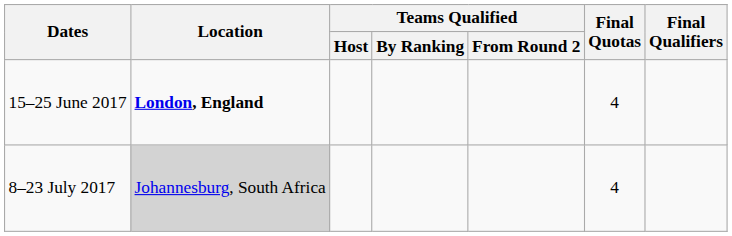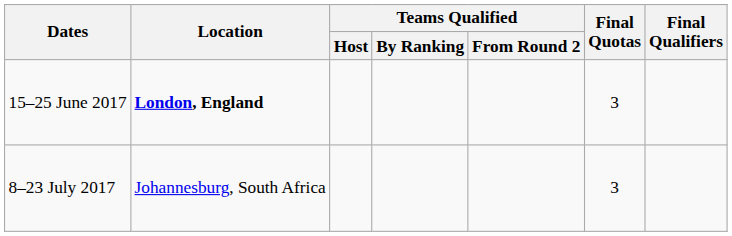(615, 102) 4 -> (615, 102) 3
(230, 187) lightgrey background -> (230, 187) no background
(615, 187) 4 -> (615, 187) 3
